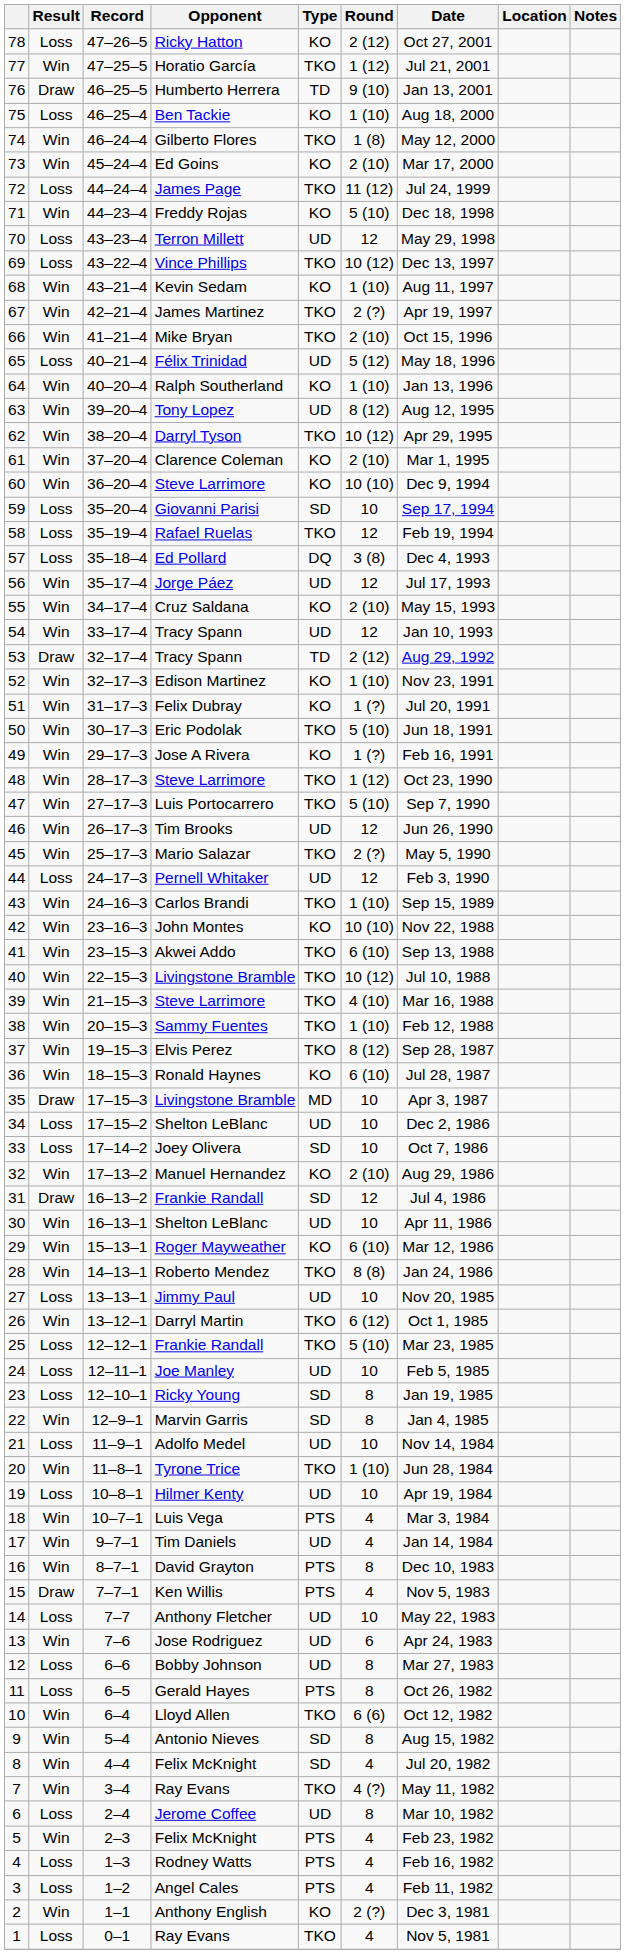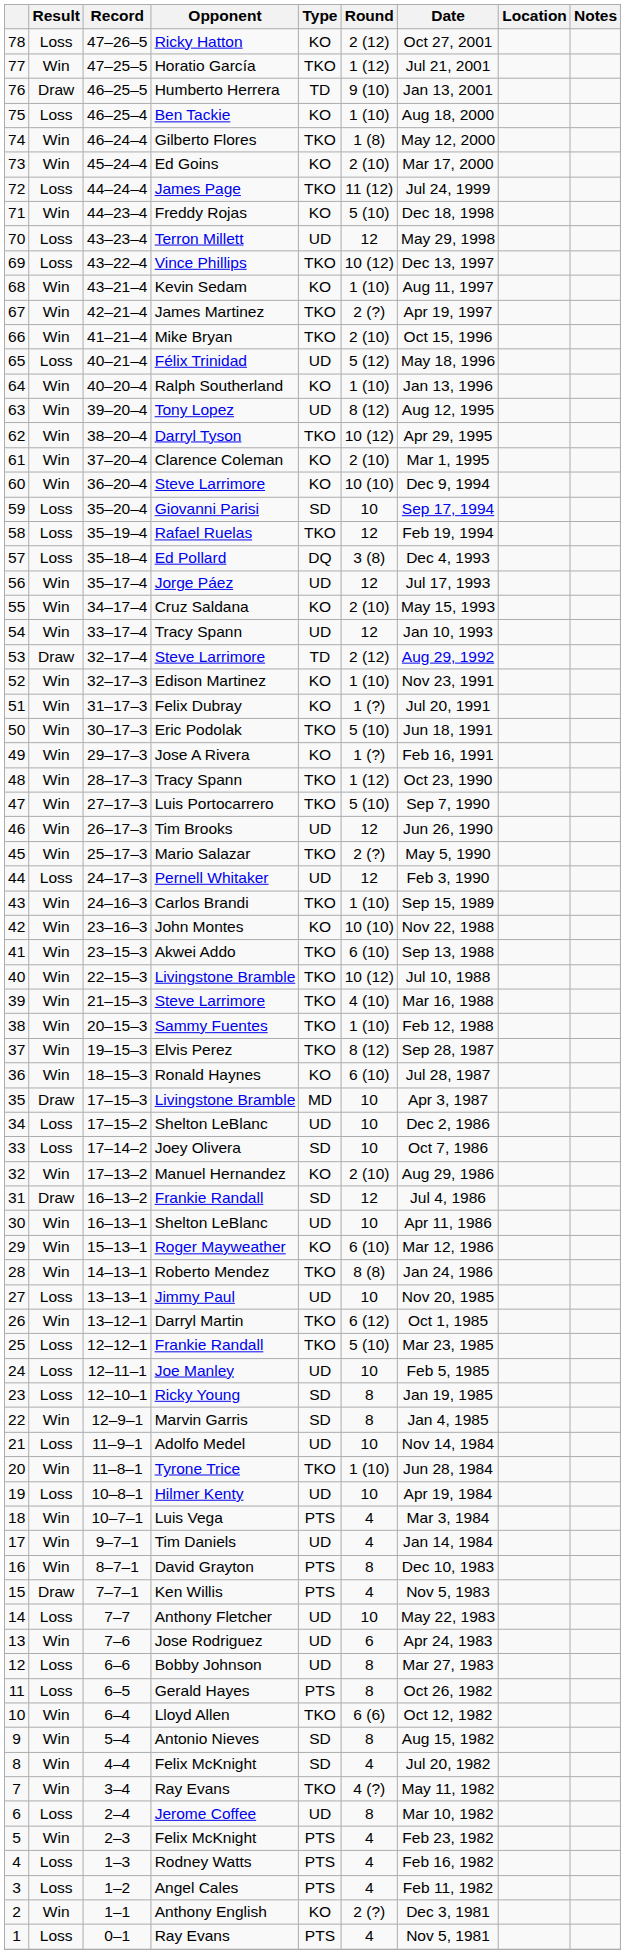(198, 656) Tracy Spann -> (210, 656) Steve Larrimore
(210, 779) Steve Larrimore -> (198, 779) Tracy Spann
(320, 1936) TKO -> (320, 1936) PTS
